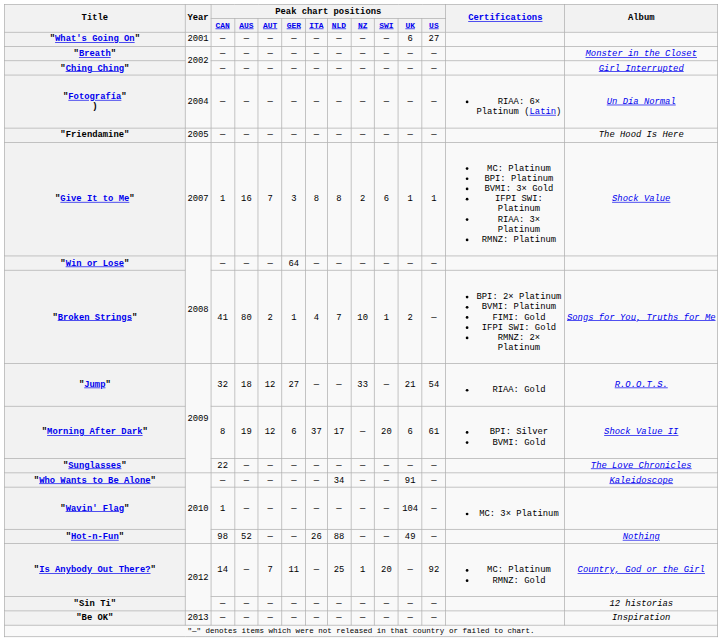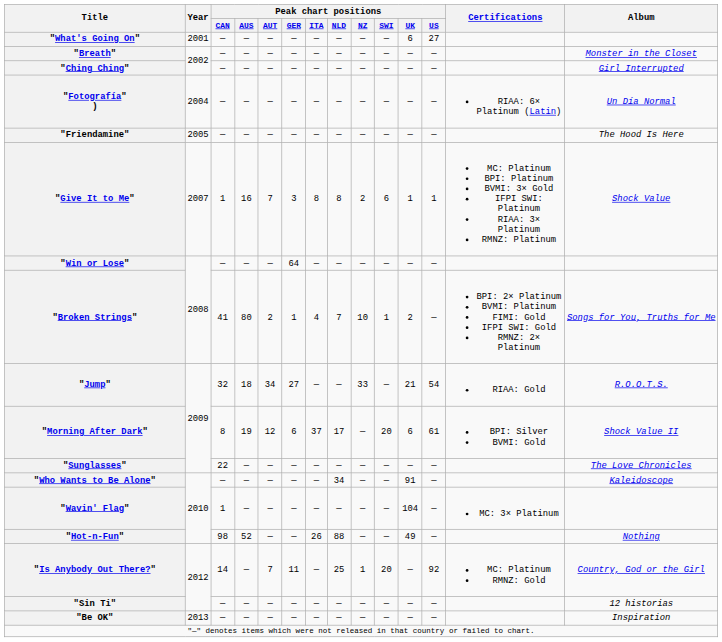(270, 385) 12 -> (270, 385) 34
